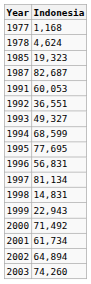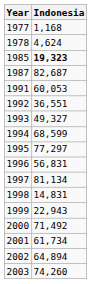(50, 58) normal -> (50, 58) bold
(50, 149) 77,695 -> (50, 149) 77,297
